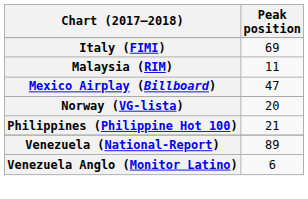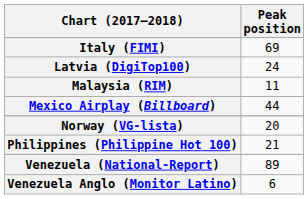+ row: (123, 67)
(272, 86) 47 -> (272, 106) 44
